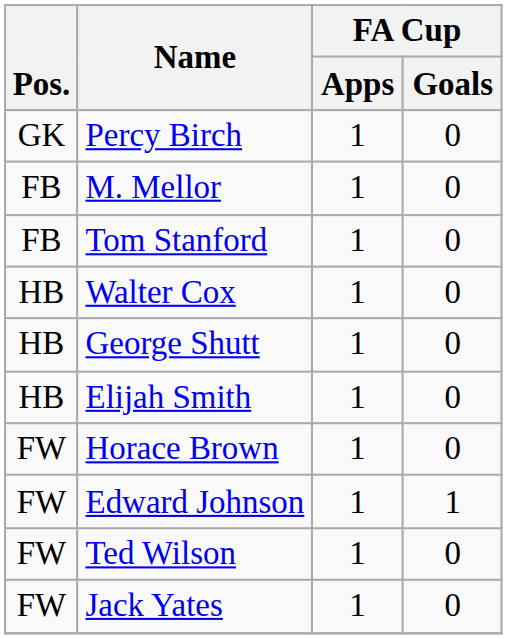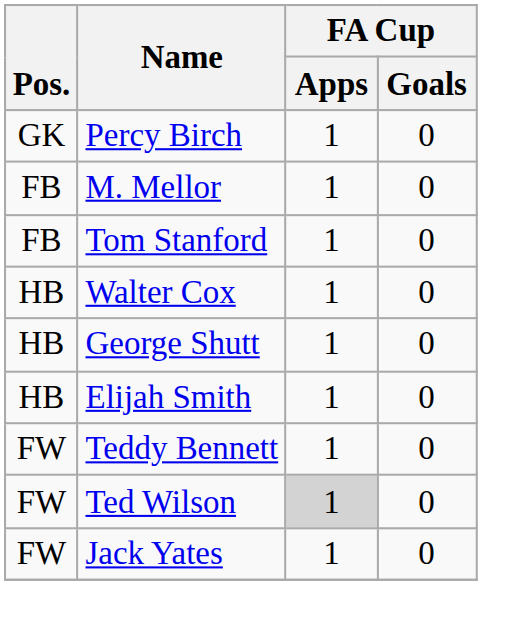+ row: (182, 448)
- row: (182, 448)
- row: (195, 501)
(358, 553) no background -> (331, 501) lightgrey background
